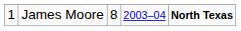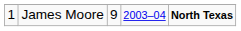(114, 15) 8 -> (114, 15) 9
